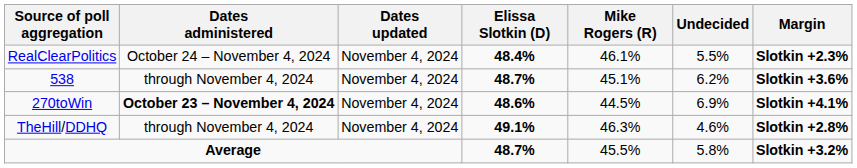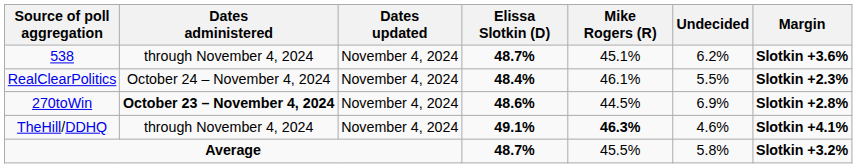rows swapped: (62, 56) <-> (62, 80)
(802, 104) Slotkin +4.1% -> (802, 104) Slotkin +2.8%
(620, 127) normal -> (620, 127) bold
(802, 127) Slotkin +2.8% -> (802, 127) Slotkin +4.1%
